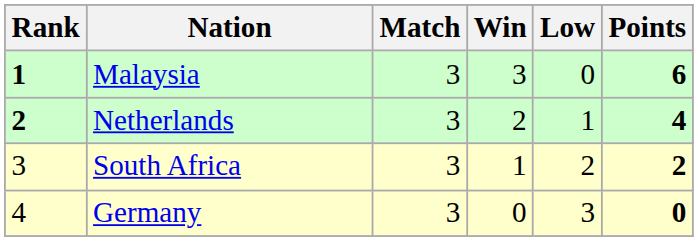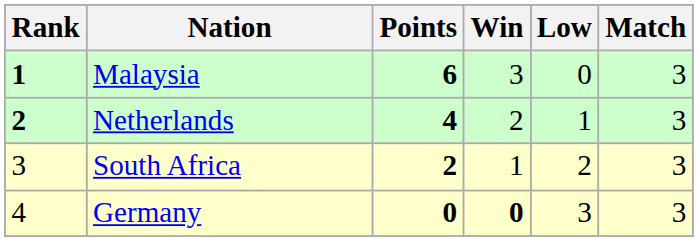columns swapped: (420, 27) <-> (647, 27)
(519, 212) normal -> (516, 212) bold
